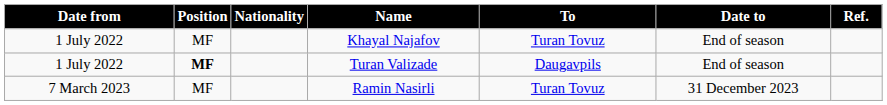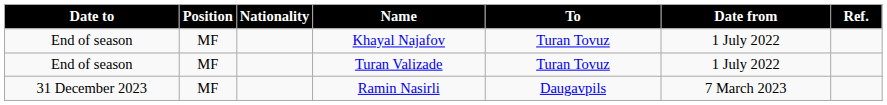columns swapped: (89, 16) <-> (743, 16)
(202, 64) bold -> (208, 64) normal
(568, 64) Daugavpils -> (573, 64) Turan Tovuz
(568, 88) Turan Tovuz -> (573, 88) Daugavpils
